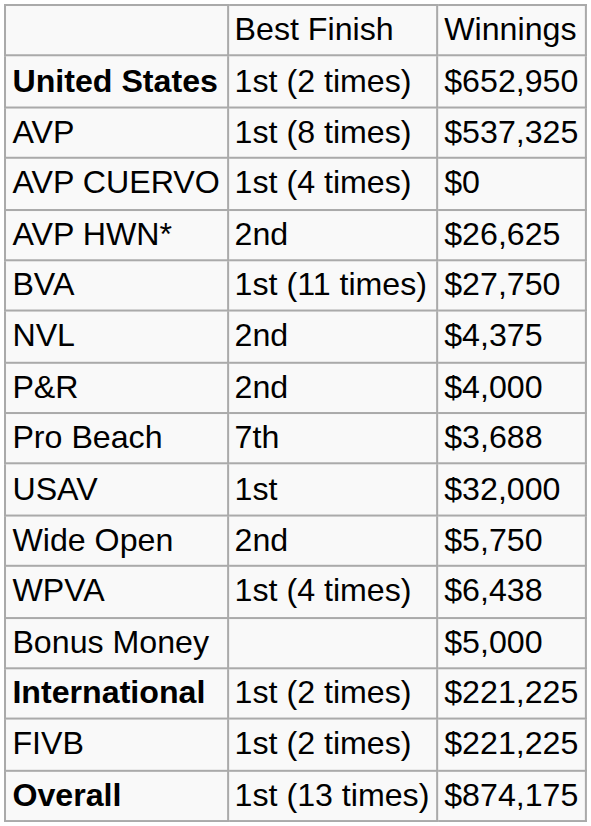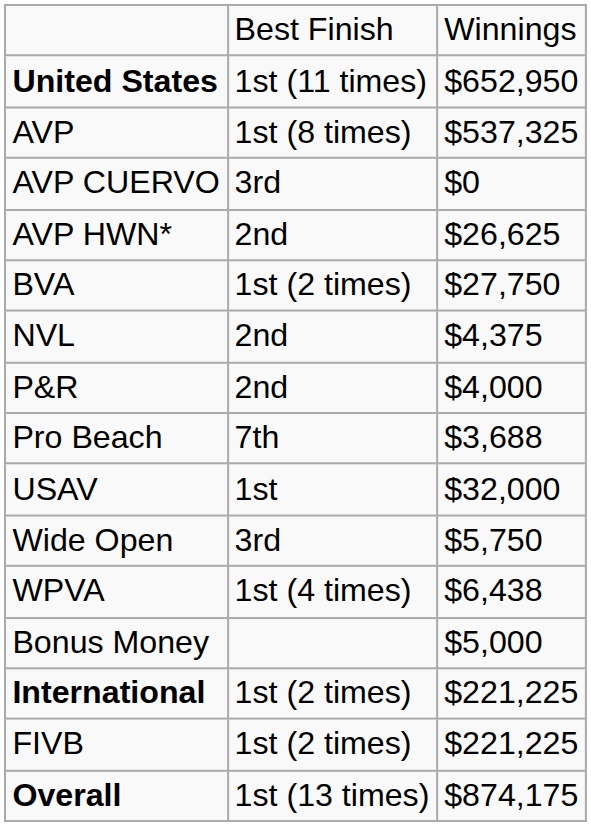(323, 81) 1st (2 times) -> (331, 81) 1st (11 times)
(323, 183) 1st (4 times) -> (258, 183) 3rd
(331, 285) 1st (11 times) -> (323, 285) 1st (2 times)
(261, 540) 2nd -> (258, 540) 3rd
